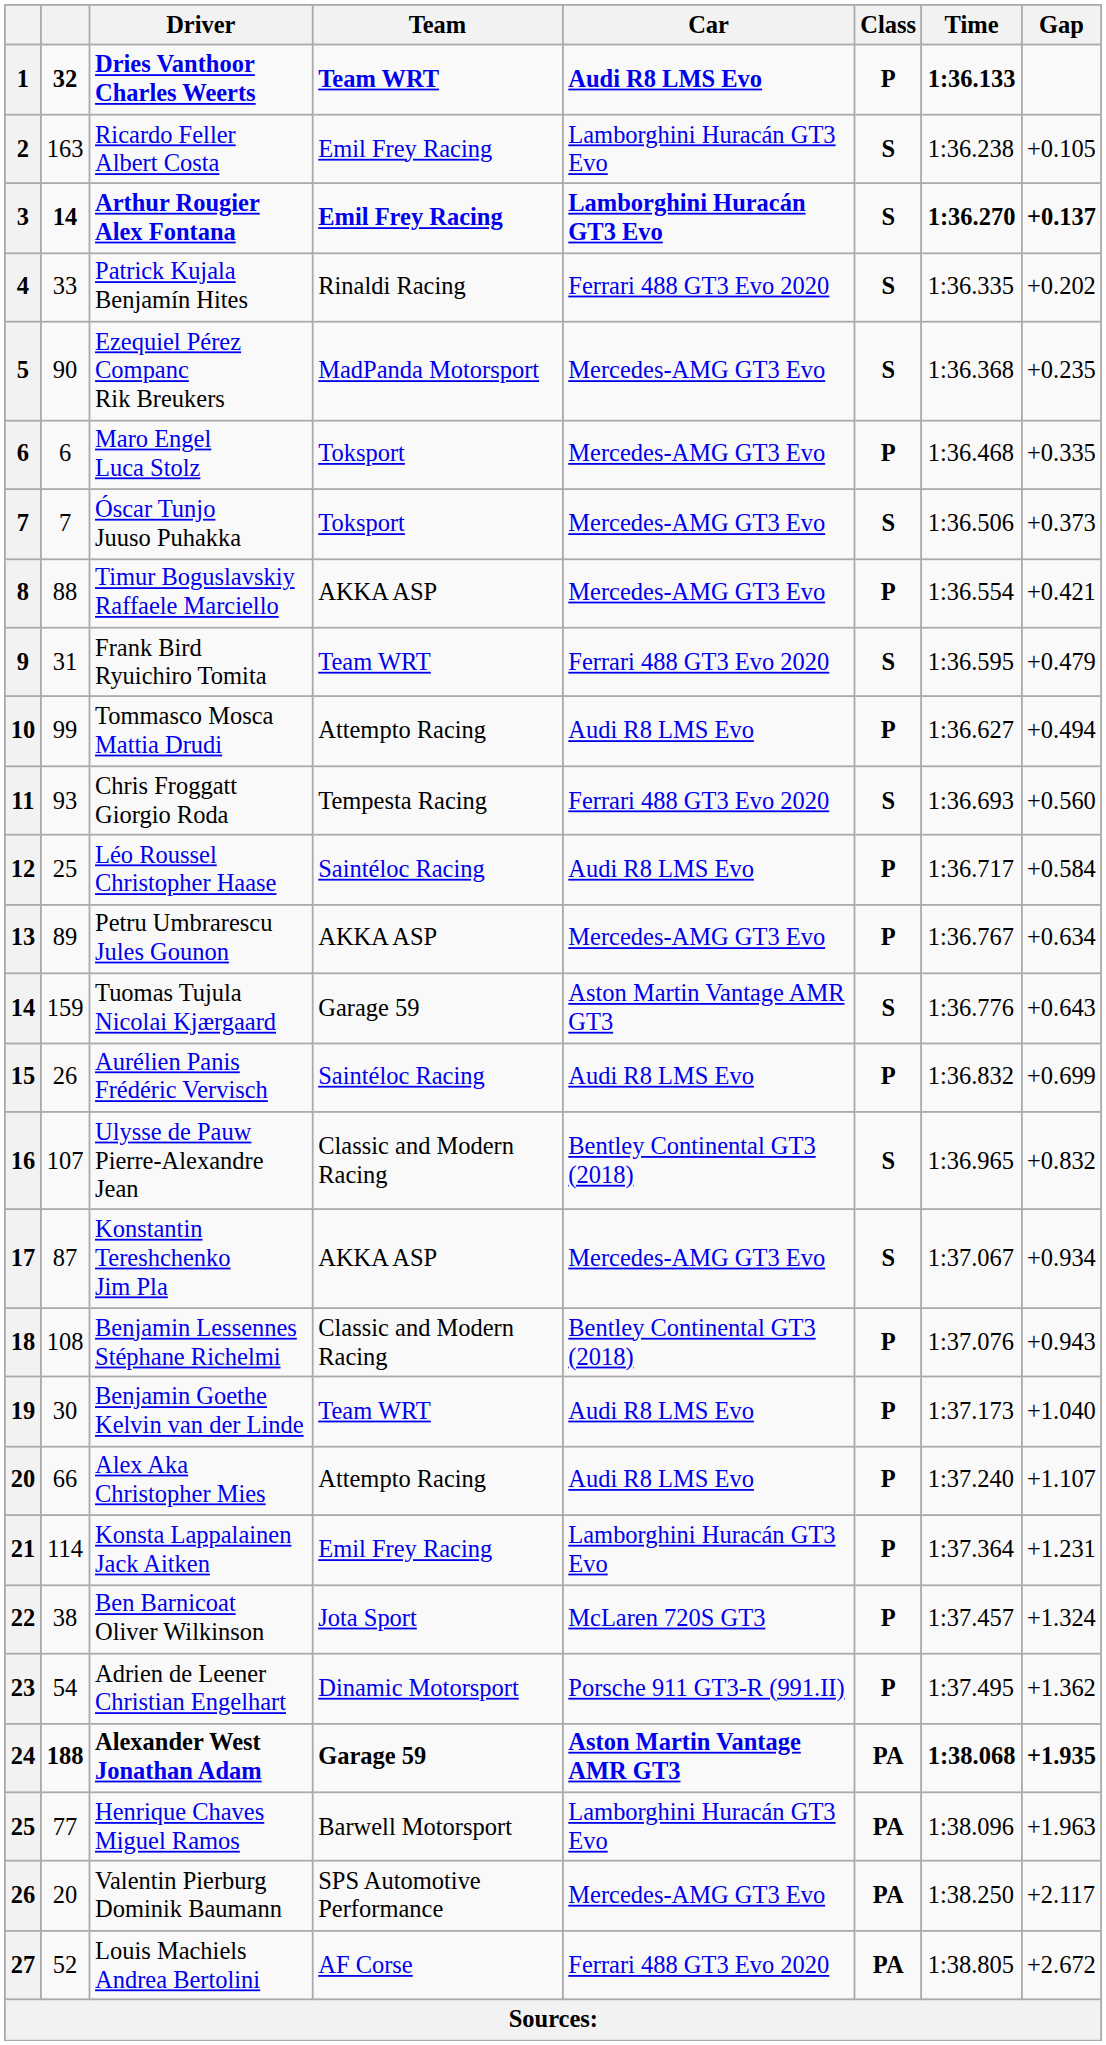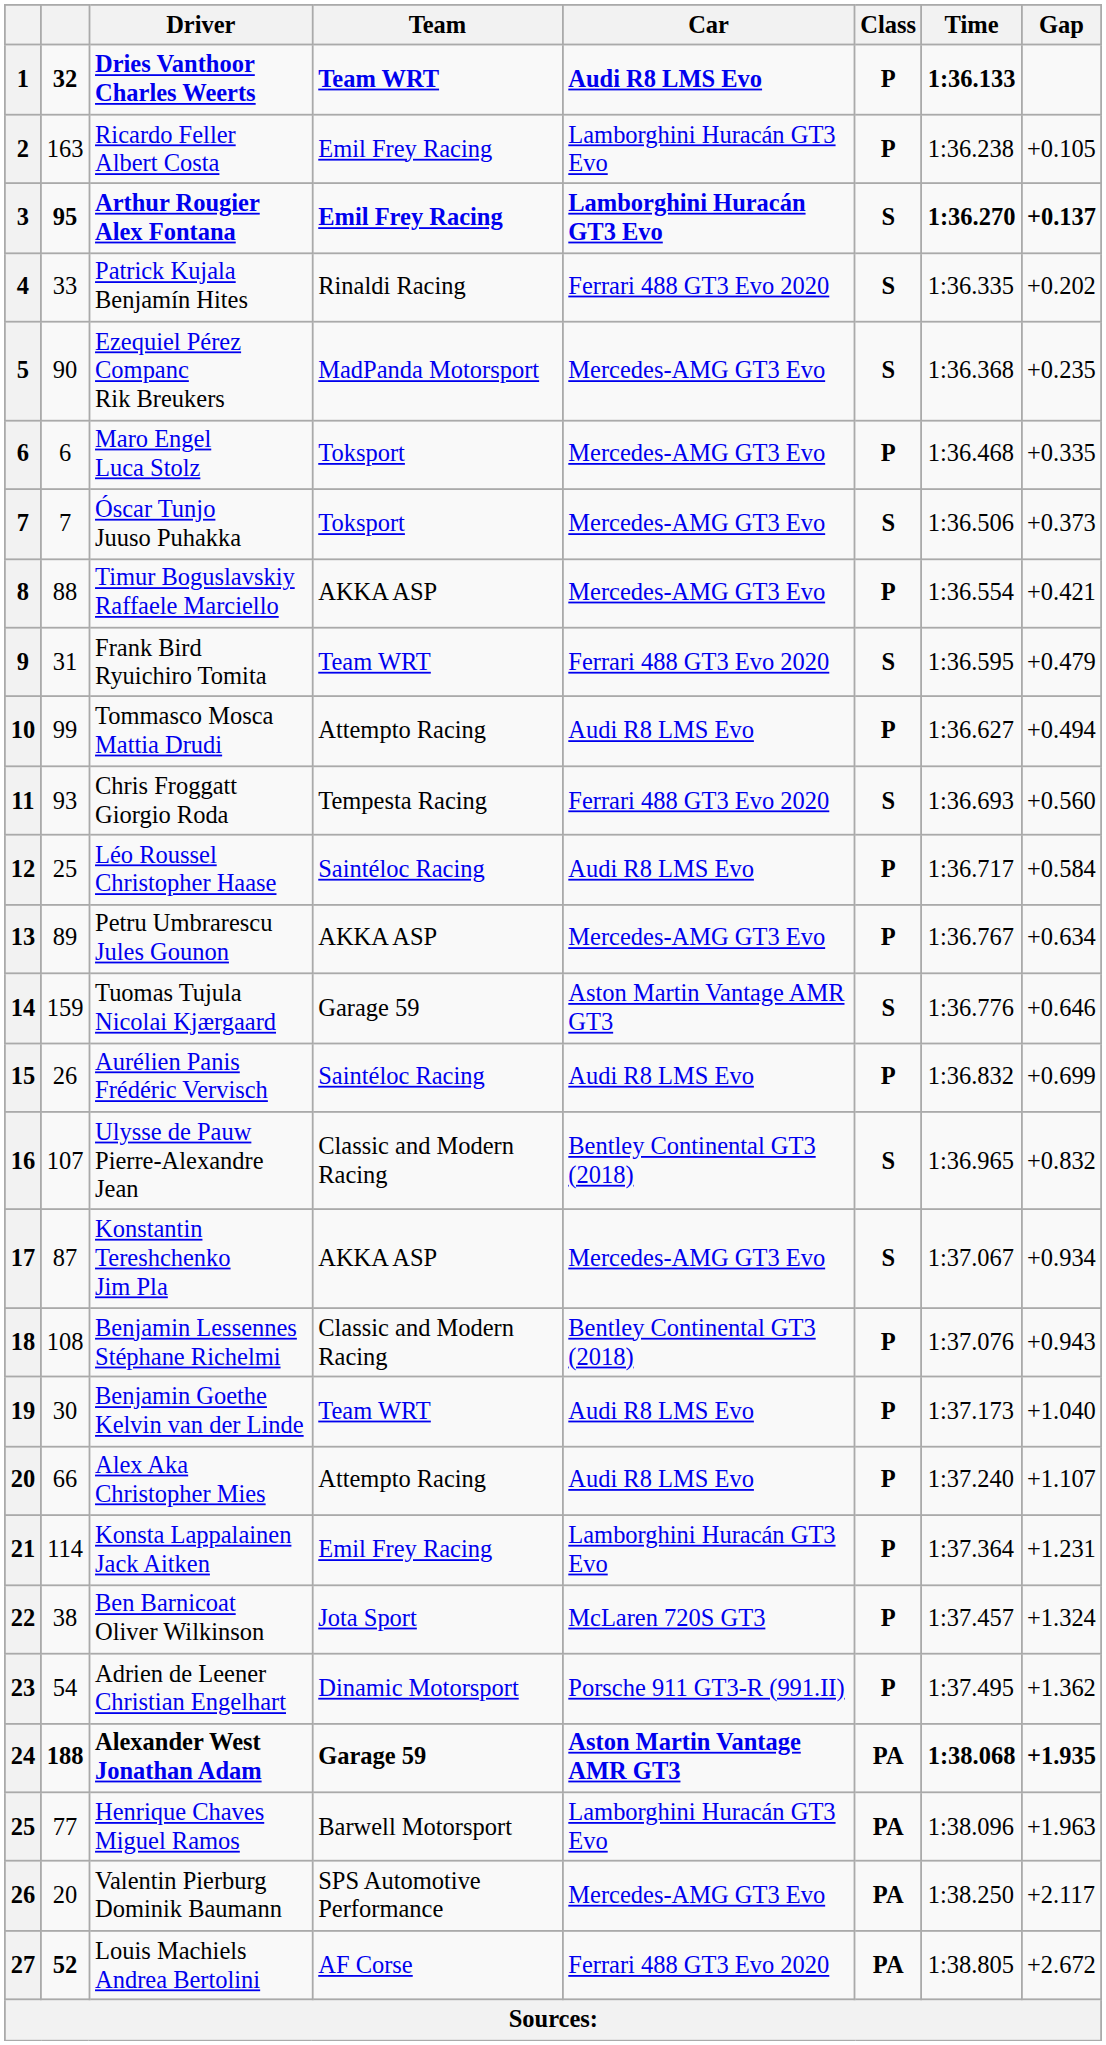(888, 148) S -> (888, 148) P
(65, 217) 14 -> (65, 217) 95
(1061, 1007) +0.643 -> (1061, 1007) +0.646
(65, 1964) normal -> (65, 1964) bold
